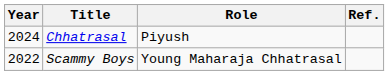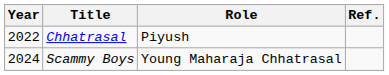(24, 37) 2024 -> (24, 37) 2022
(24, 59) 2022 -> (24, 59) 2024
